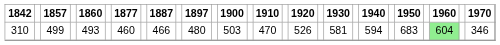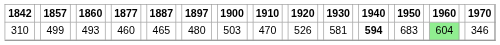(161, 31) 466 -> (161, 31) 465
(374, 31) normal -> (374, 31) bold
